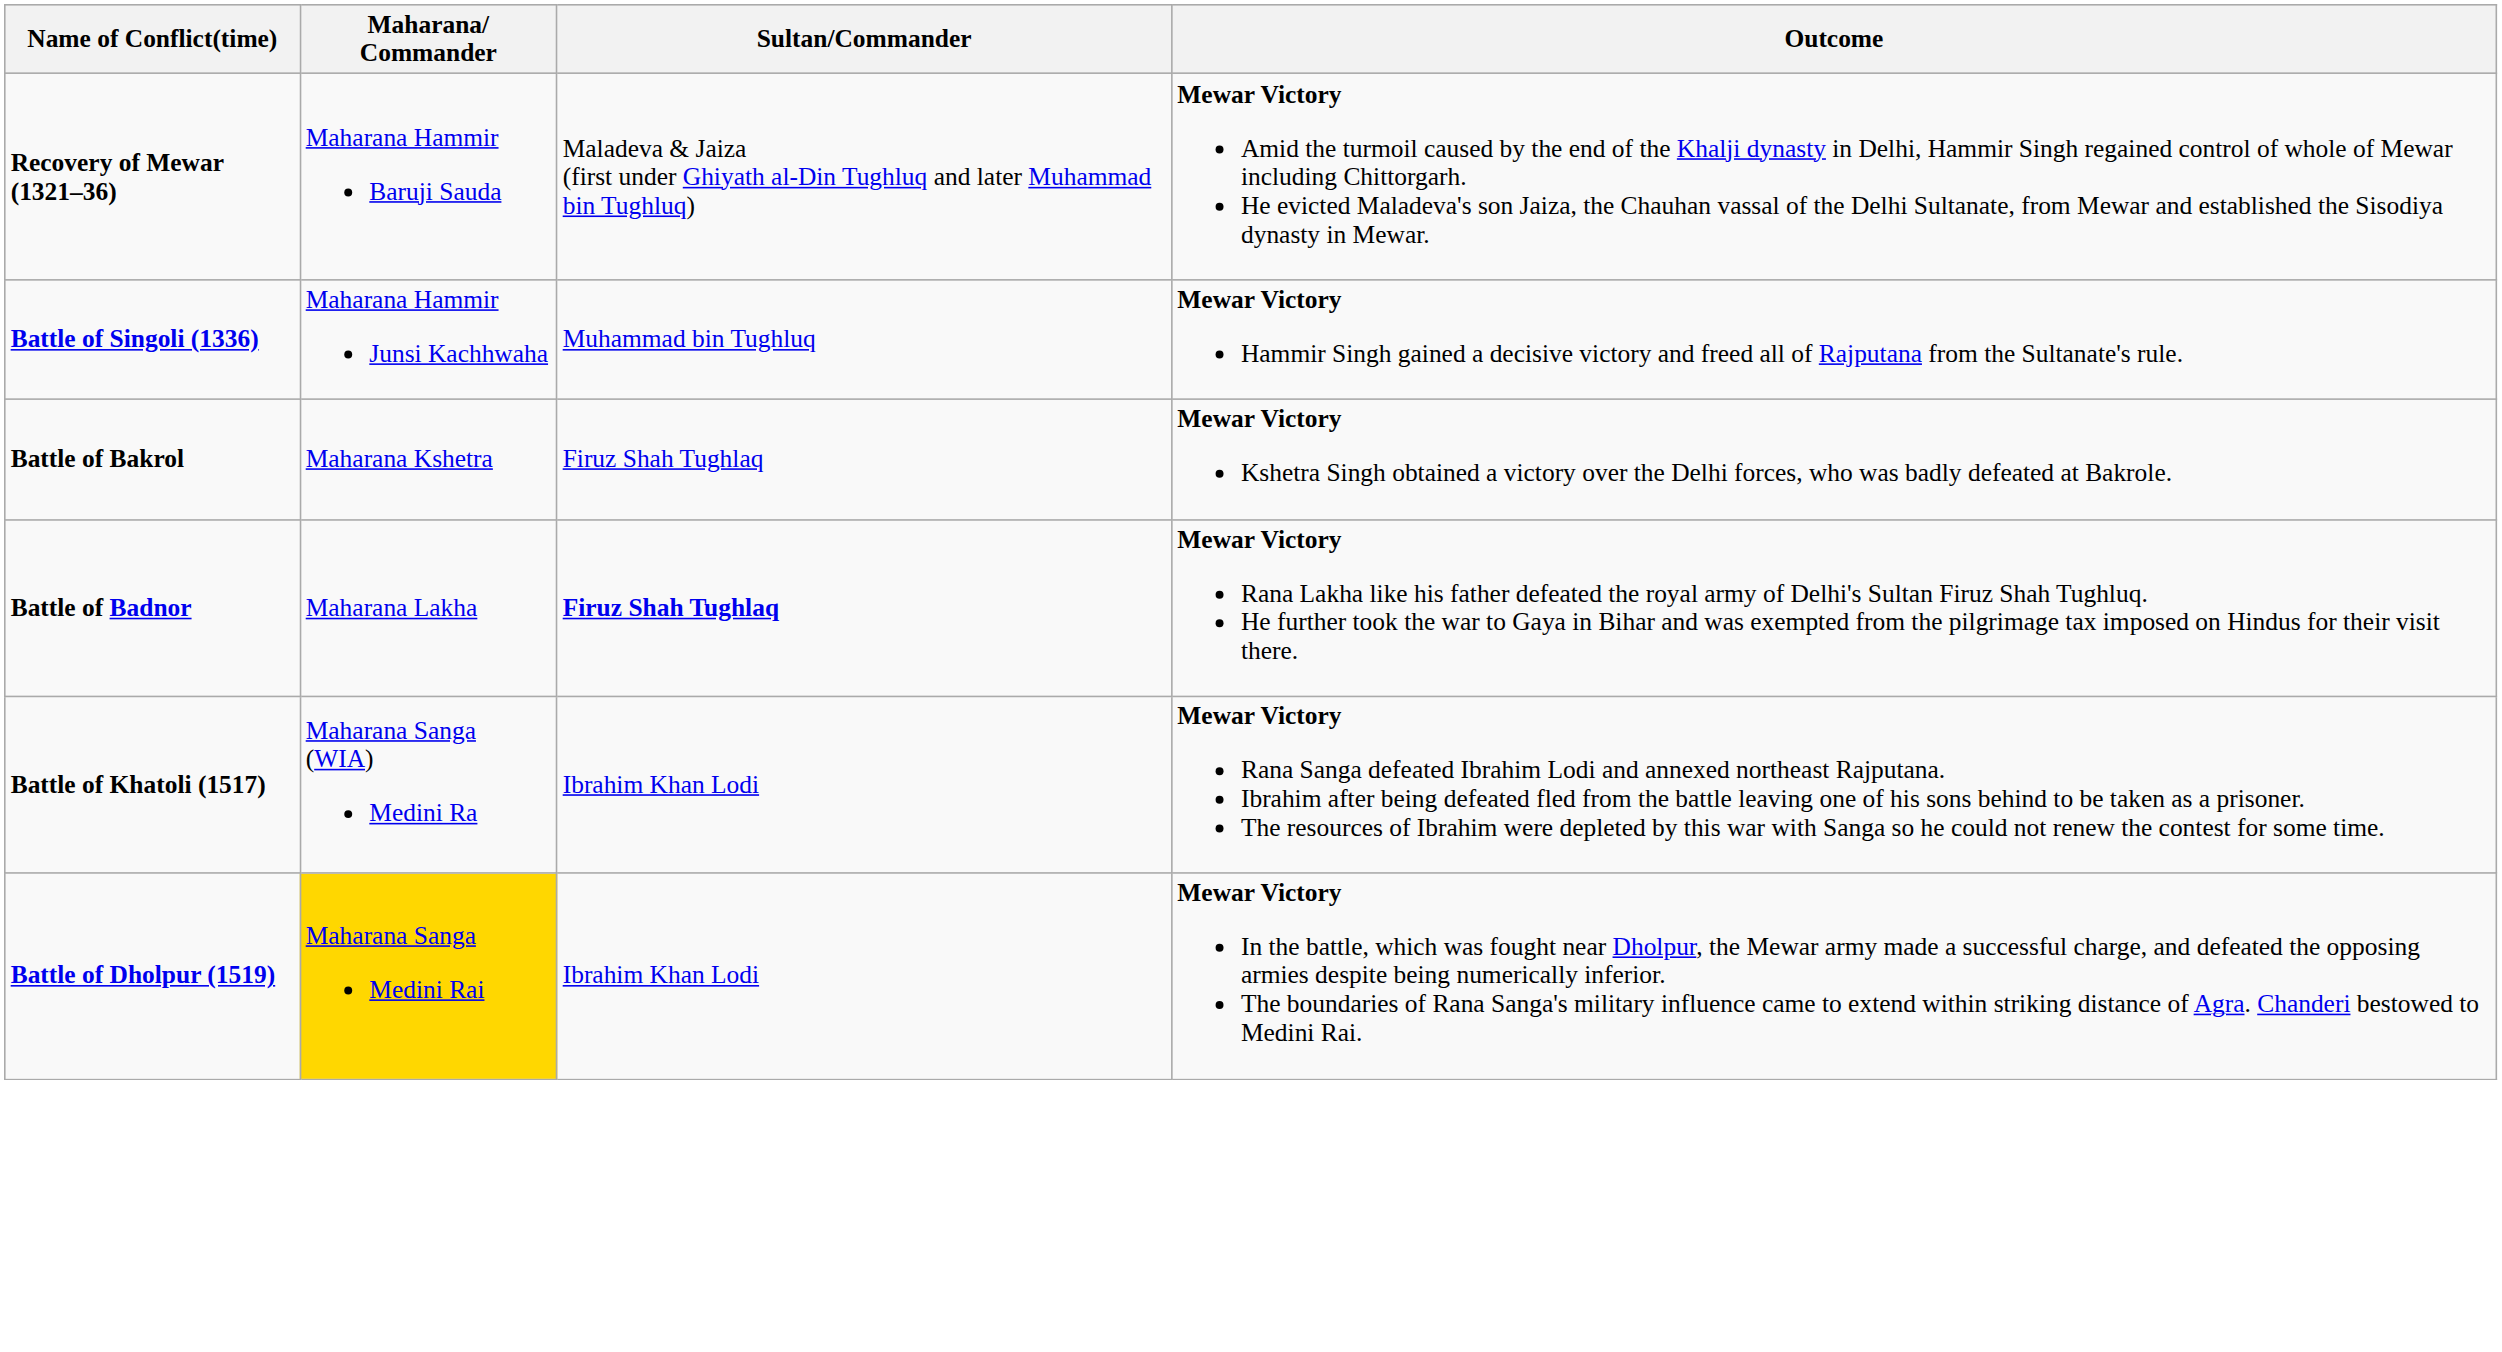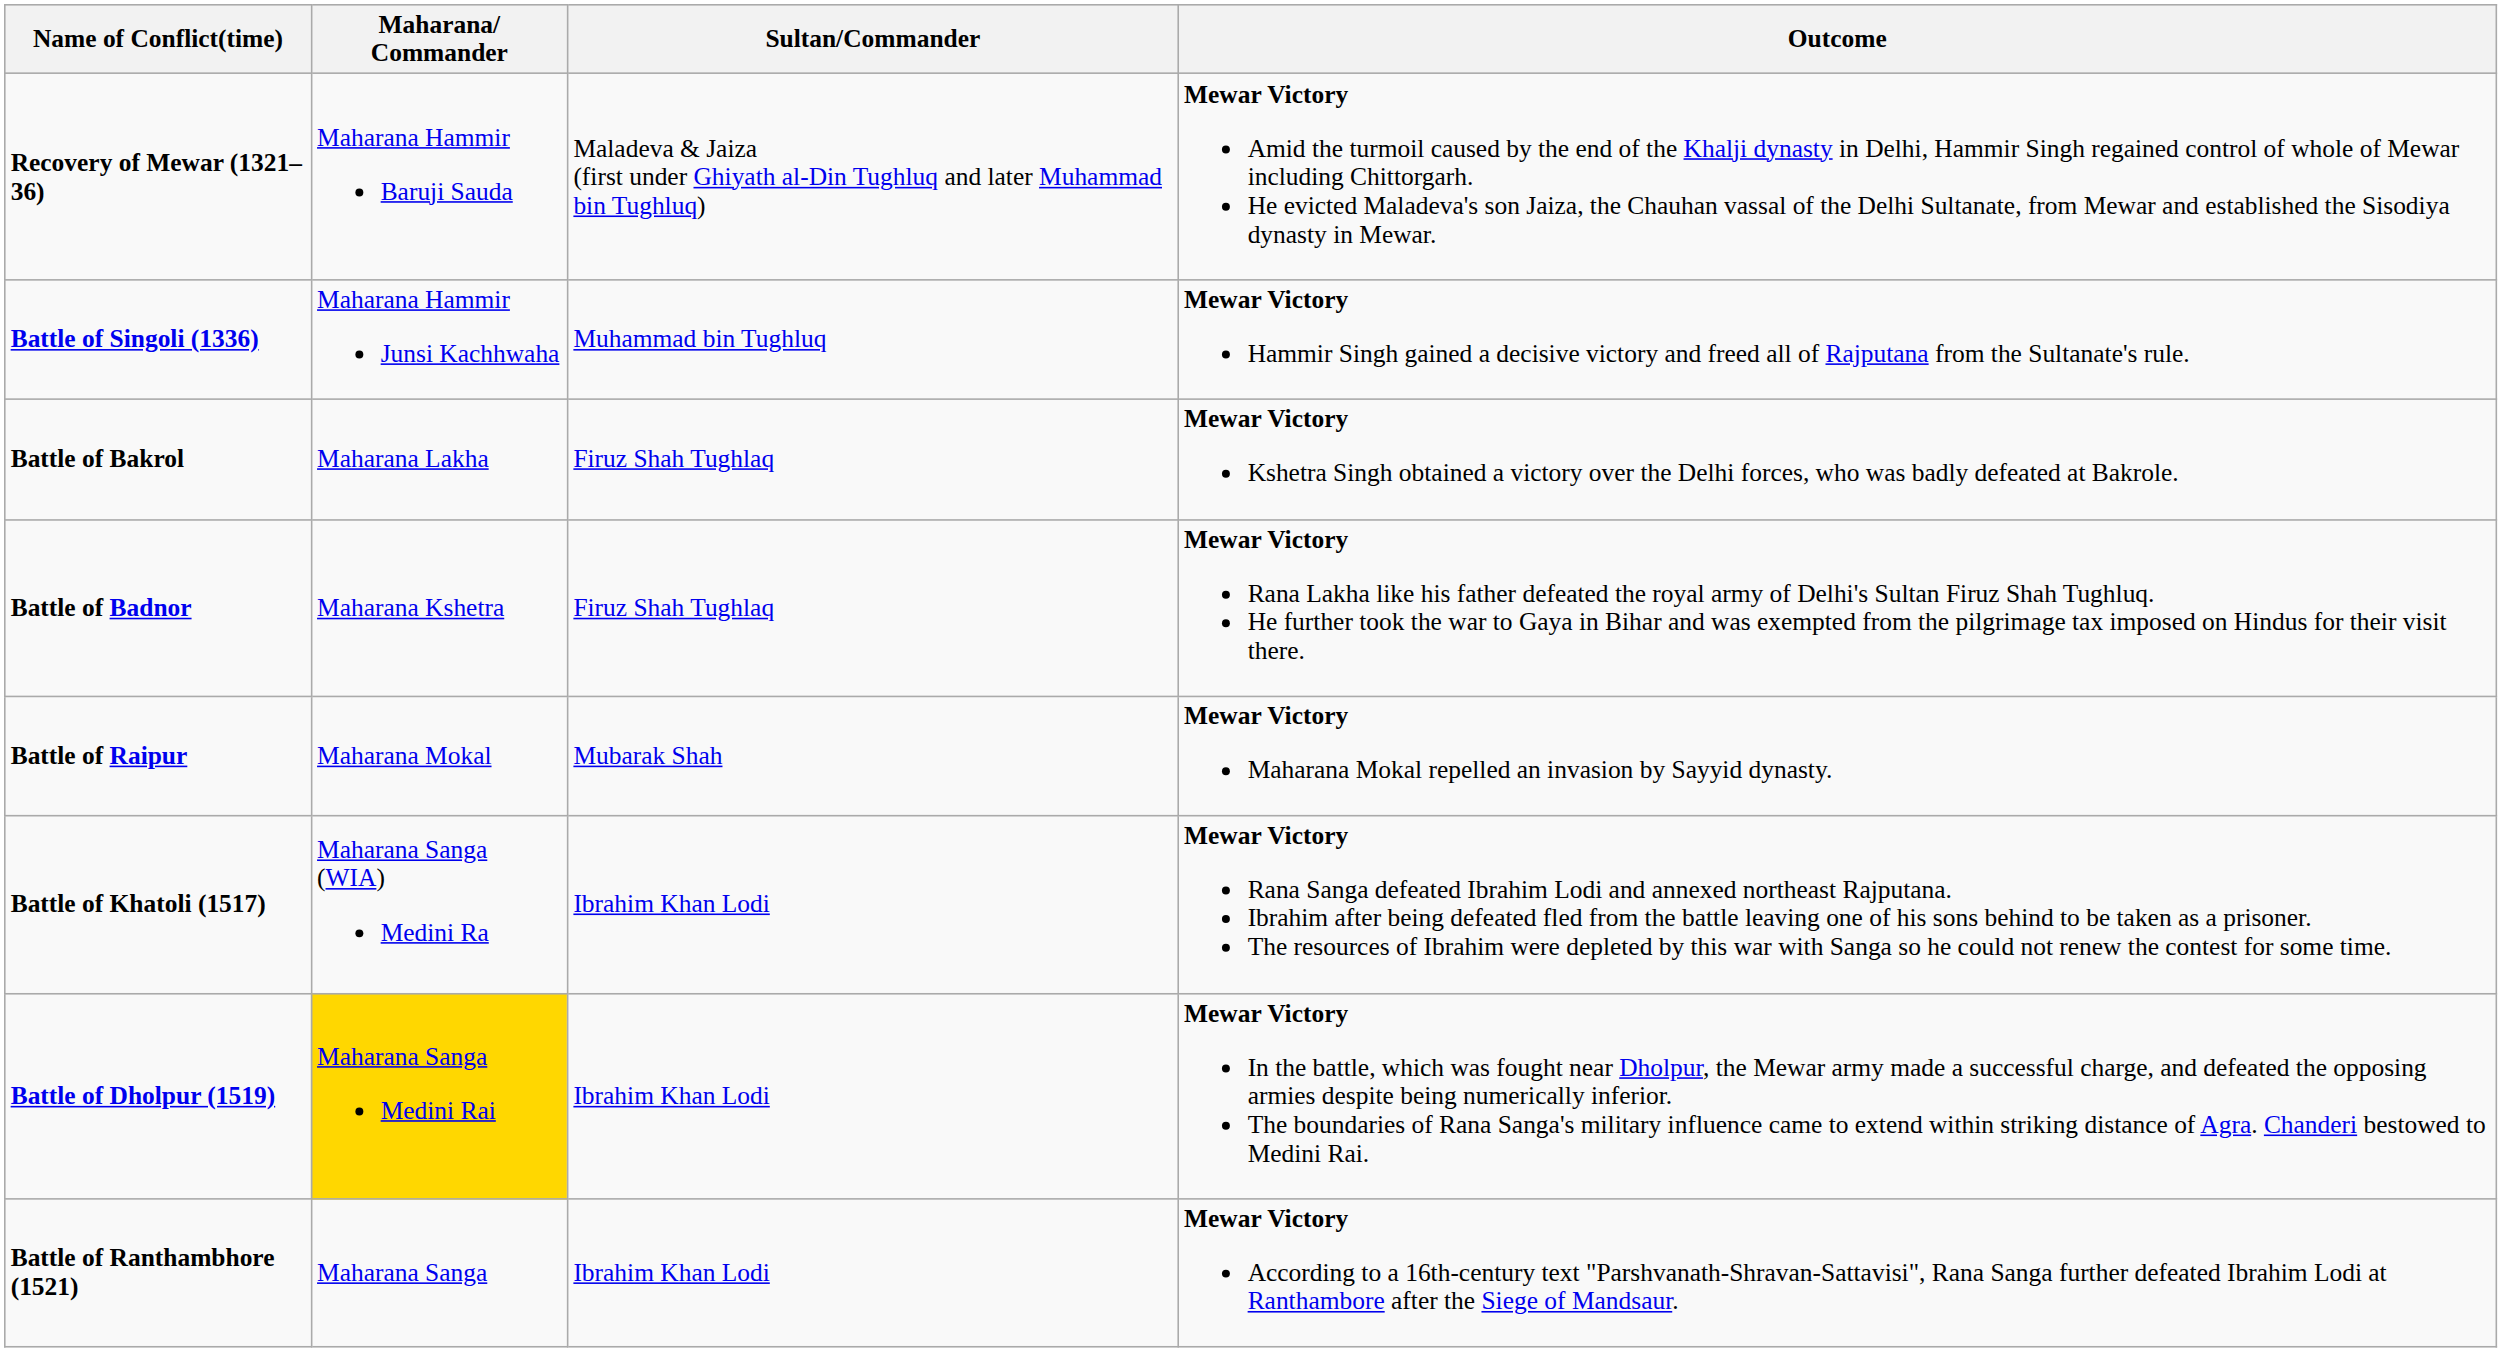(399, 458) Maharana Kshetra -> (403, 458) Maharana Lakha
(392, 607) Maharana Lakha -> (411, 607) Maharana Kshetra
(671, 607) bold -> (674, 607) normal
+ row: (99, 755)
+ row: (143, 1272)
